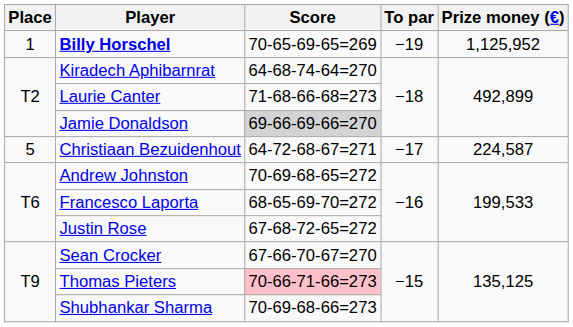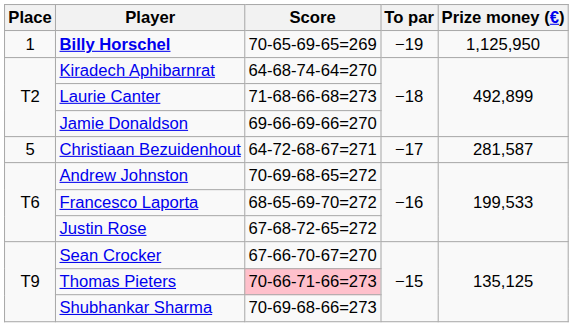(503, 44) 1,125,952 -> (503, 44) 1,125,950
(313, 123) lightgrey background -> (313, 123) no background
(503, 149) 224,587 -> (503, 149) 281,587
